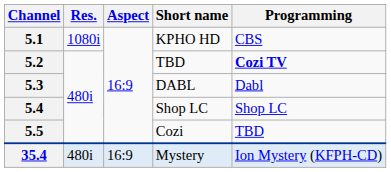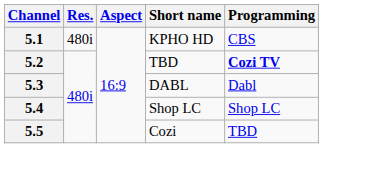(84, 39) 1080i -> (80, 39) 480i
- row: (34, 155)
